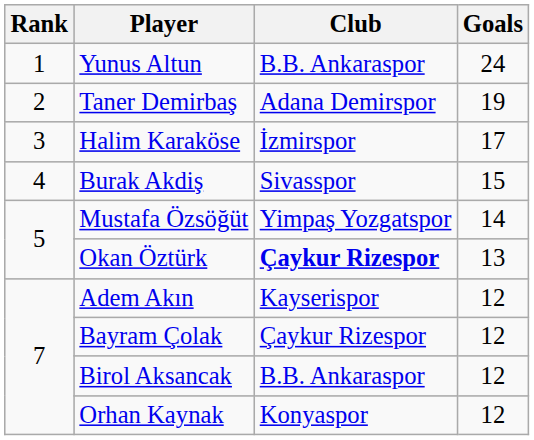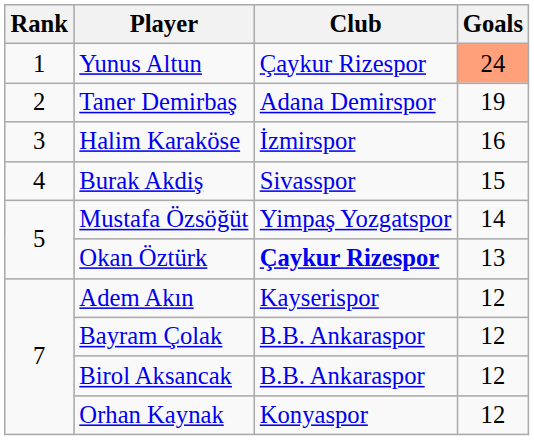(342, 63) B.B. Ankaraspor -> (343, 63) Çaykur Rizespor
(493, 63) no background -> (493, 63) lightsalmon background
(493, 141) 17 -> (493, 141) 16
(343, 336) Çaykur Rizespor -> (342, 336) B.B. Ankaraspor
